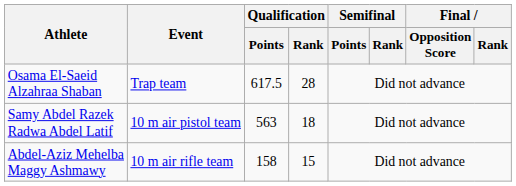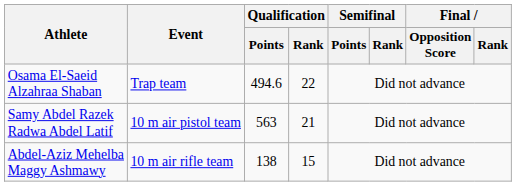(266, 84) 617.5 -> (266, 84) 494.6
(308, 84) 28 -> (308, 84) 22
(308, 123) 18 -> (308, 123) 21
(266, 162) 158 -> (266, 162) 138
